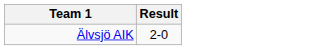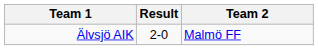+ column: (247, 14)
